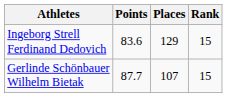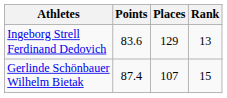(205, 41) 15 -> (205, 41) 13
(131, 76) 87.7 -> (131, 76) 87.4
